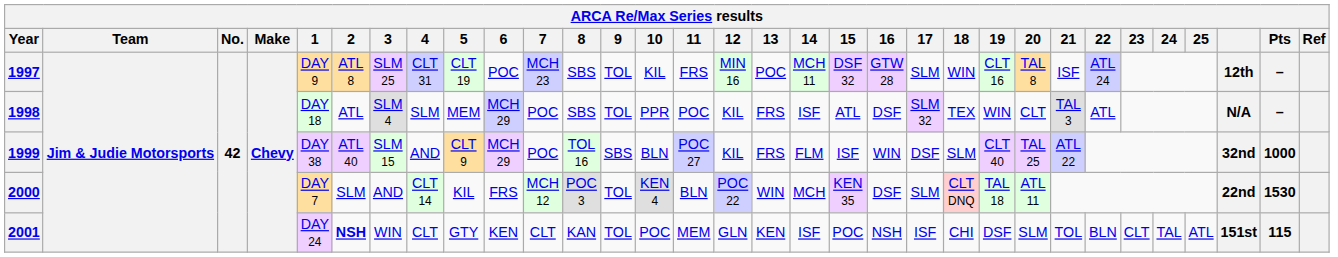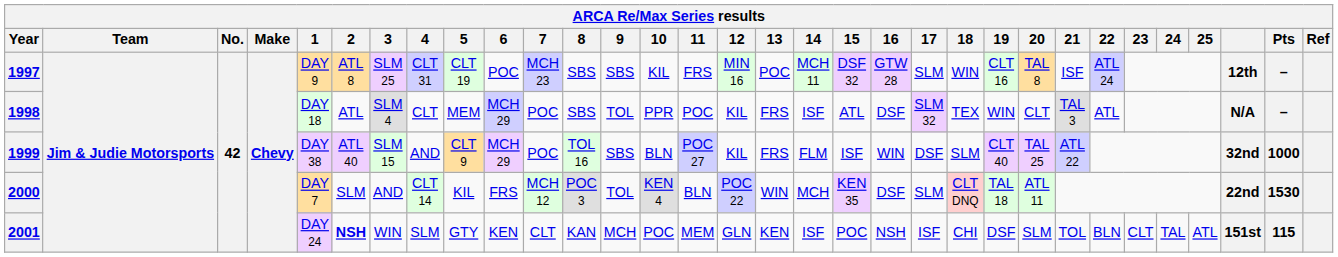(618, 72) TOL -> (620, 72) SBS
(425, 112) SLM -> (425, 112) CLT
(425, 233) CLT -> (425, 233) SLM
(618, 233) TOL -> (620, 233) MCH
